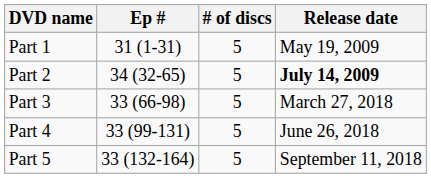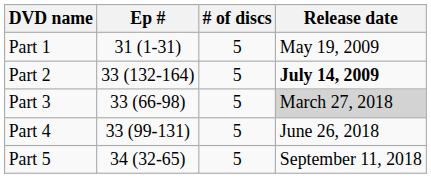(148, 74) 34 (32-65) -> (148, 74) 33 (132-164)
(336, 103) no background -> (336, 103) lightgrey background
(148, 159) 33 (132-164) -> (148, 159) 34 (32-65)
